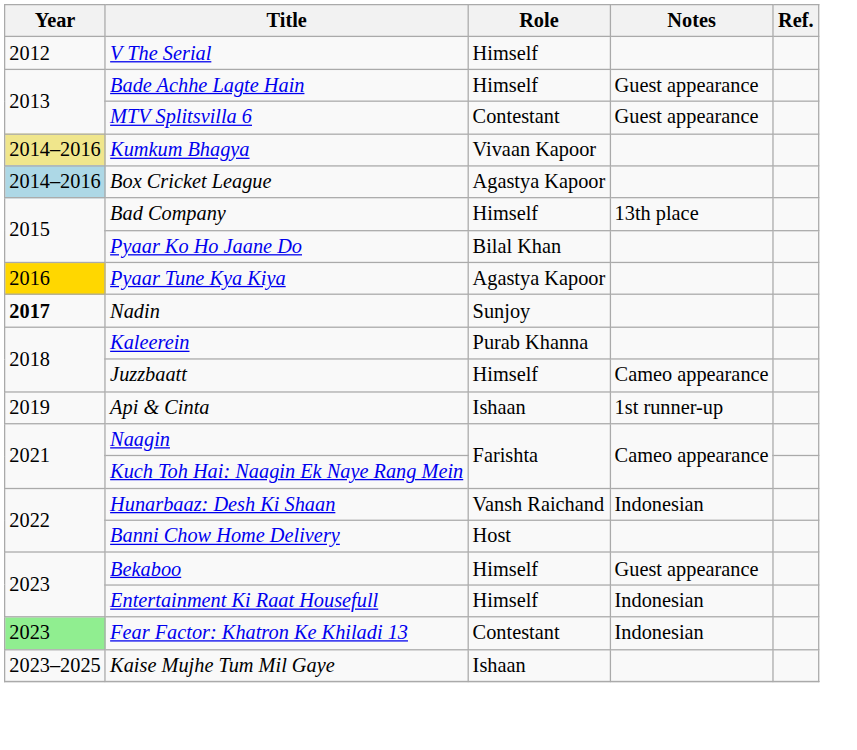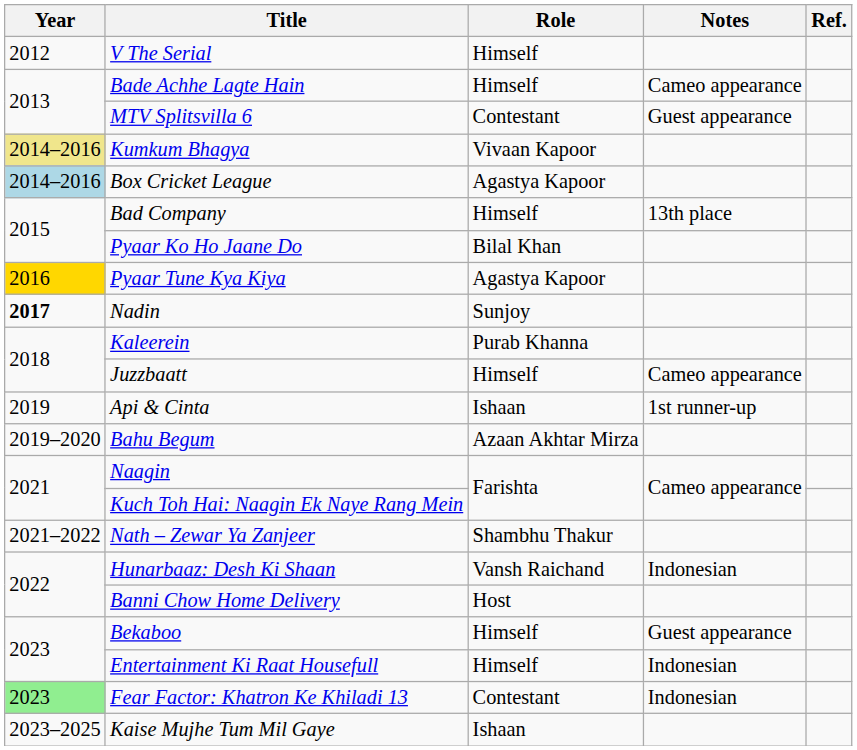(687, 85) Guest appearance -> (725, 85) Cameo appearance
+ row: (162, 439)
+ row: (212, 536)
